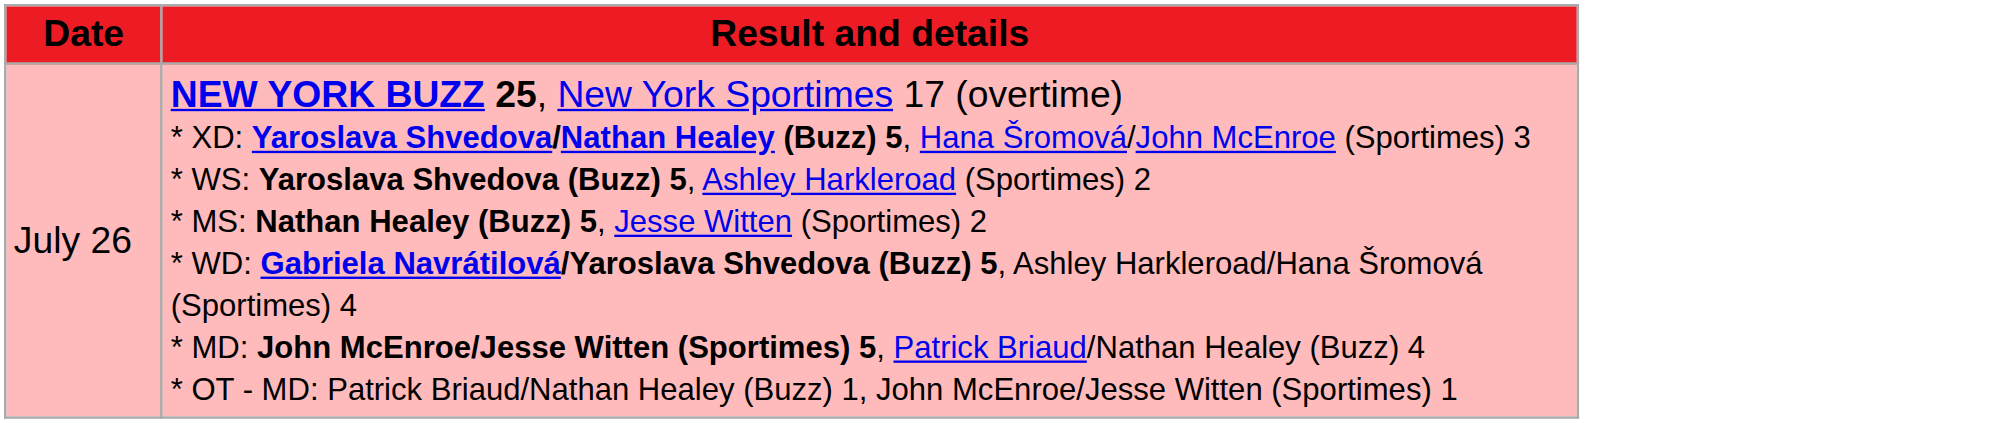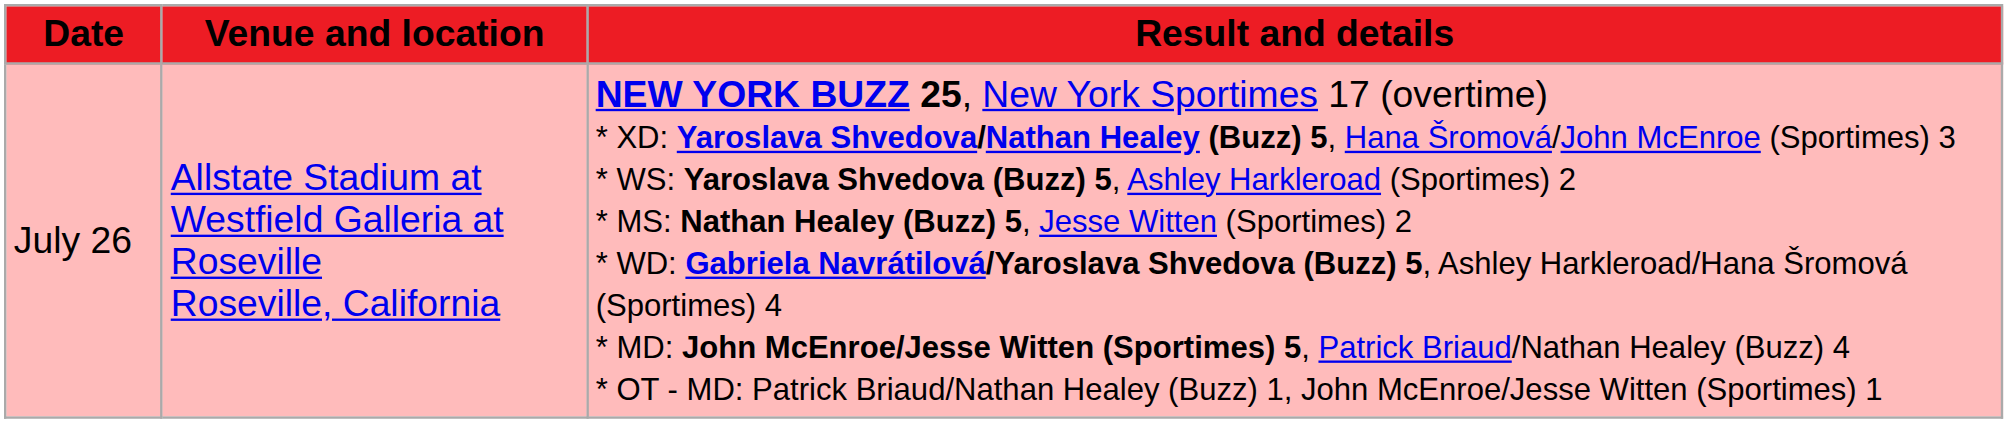+ column: (375, 34)
